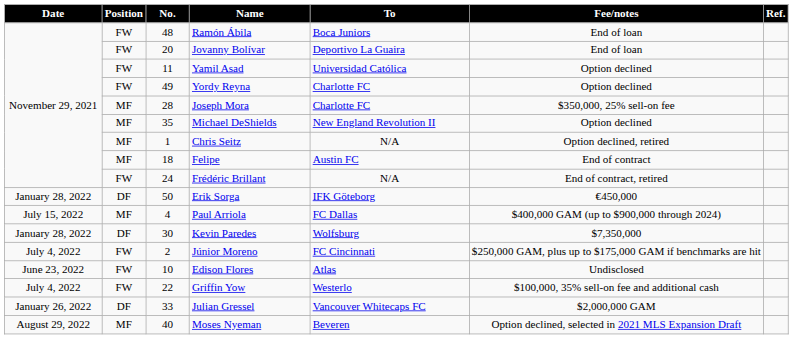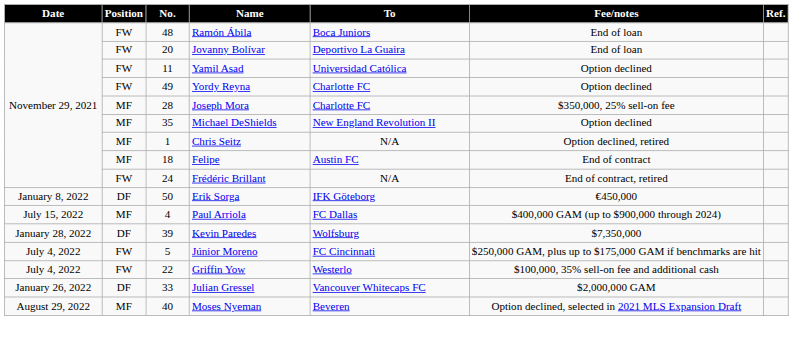(53, 196) January 28, 2022 -> (53, 196) January 8, 2022
(168, 233) 30 -> (168, 233) 39
(168, 251) 2 -> (168, 251) 5
- row: (223, 270)
